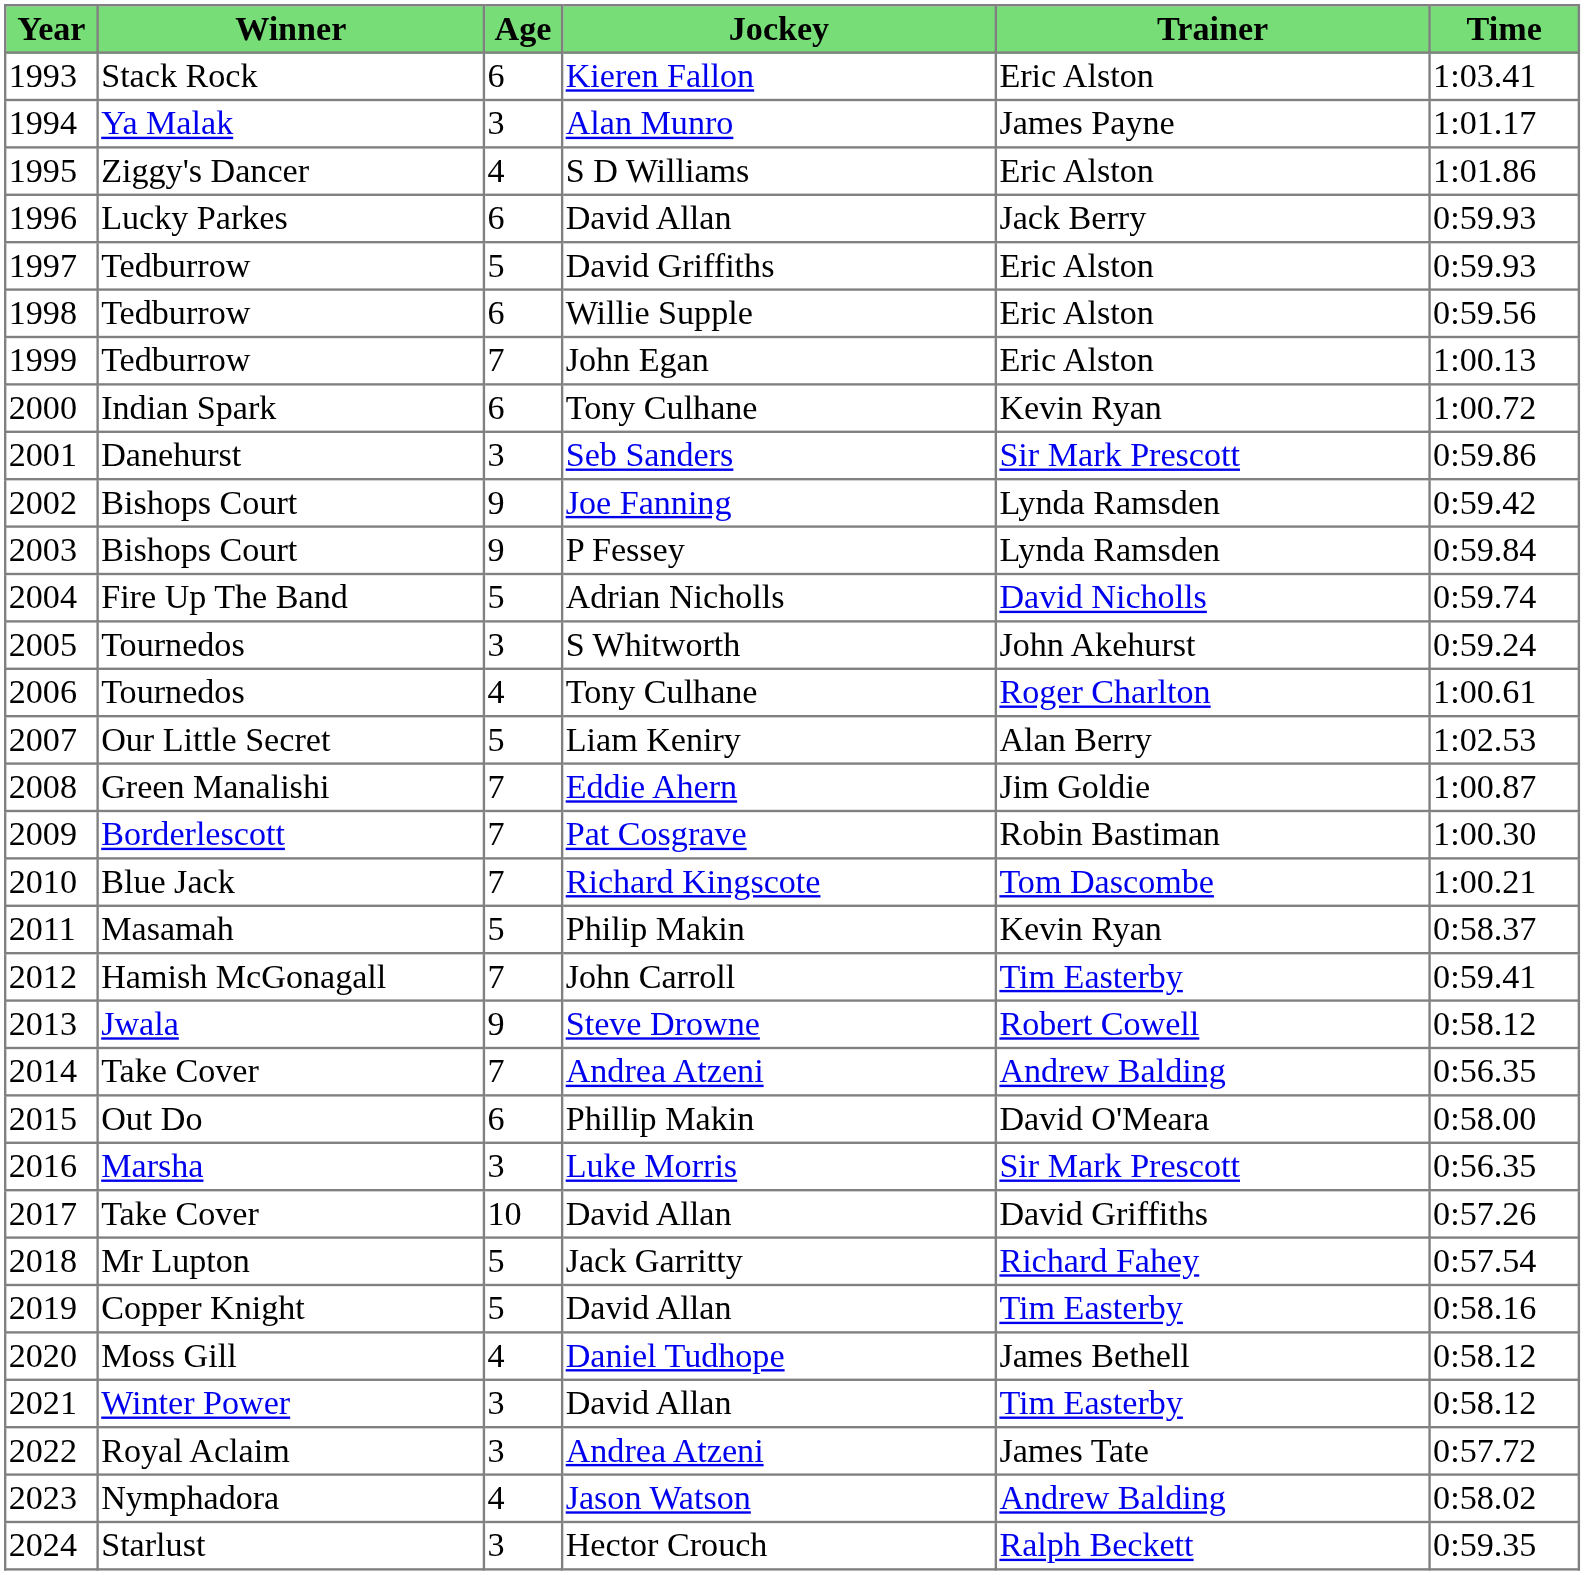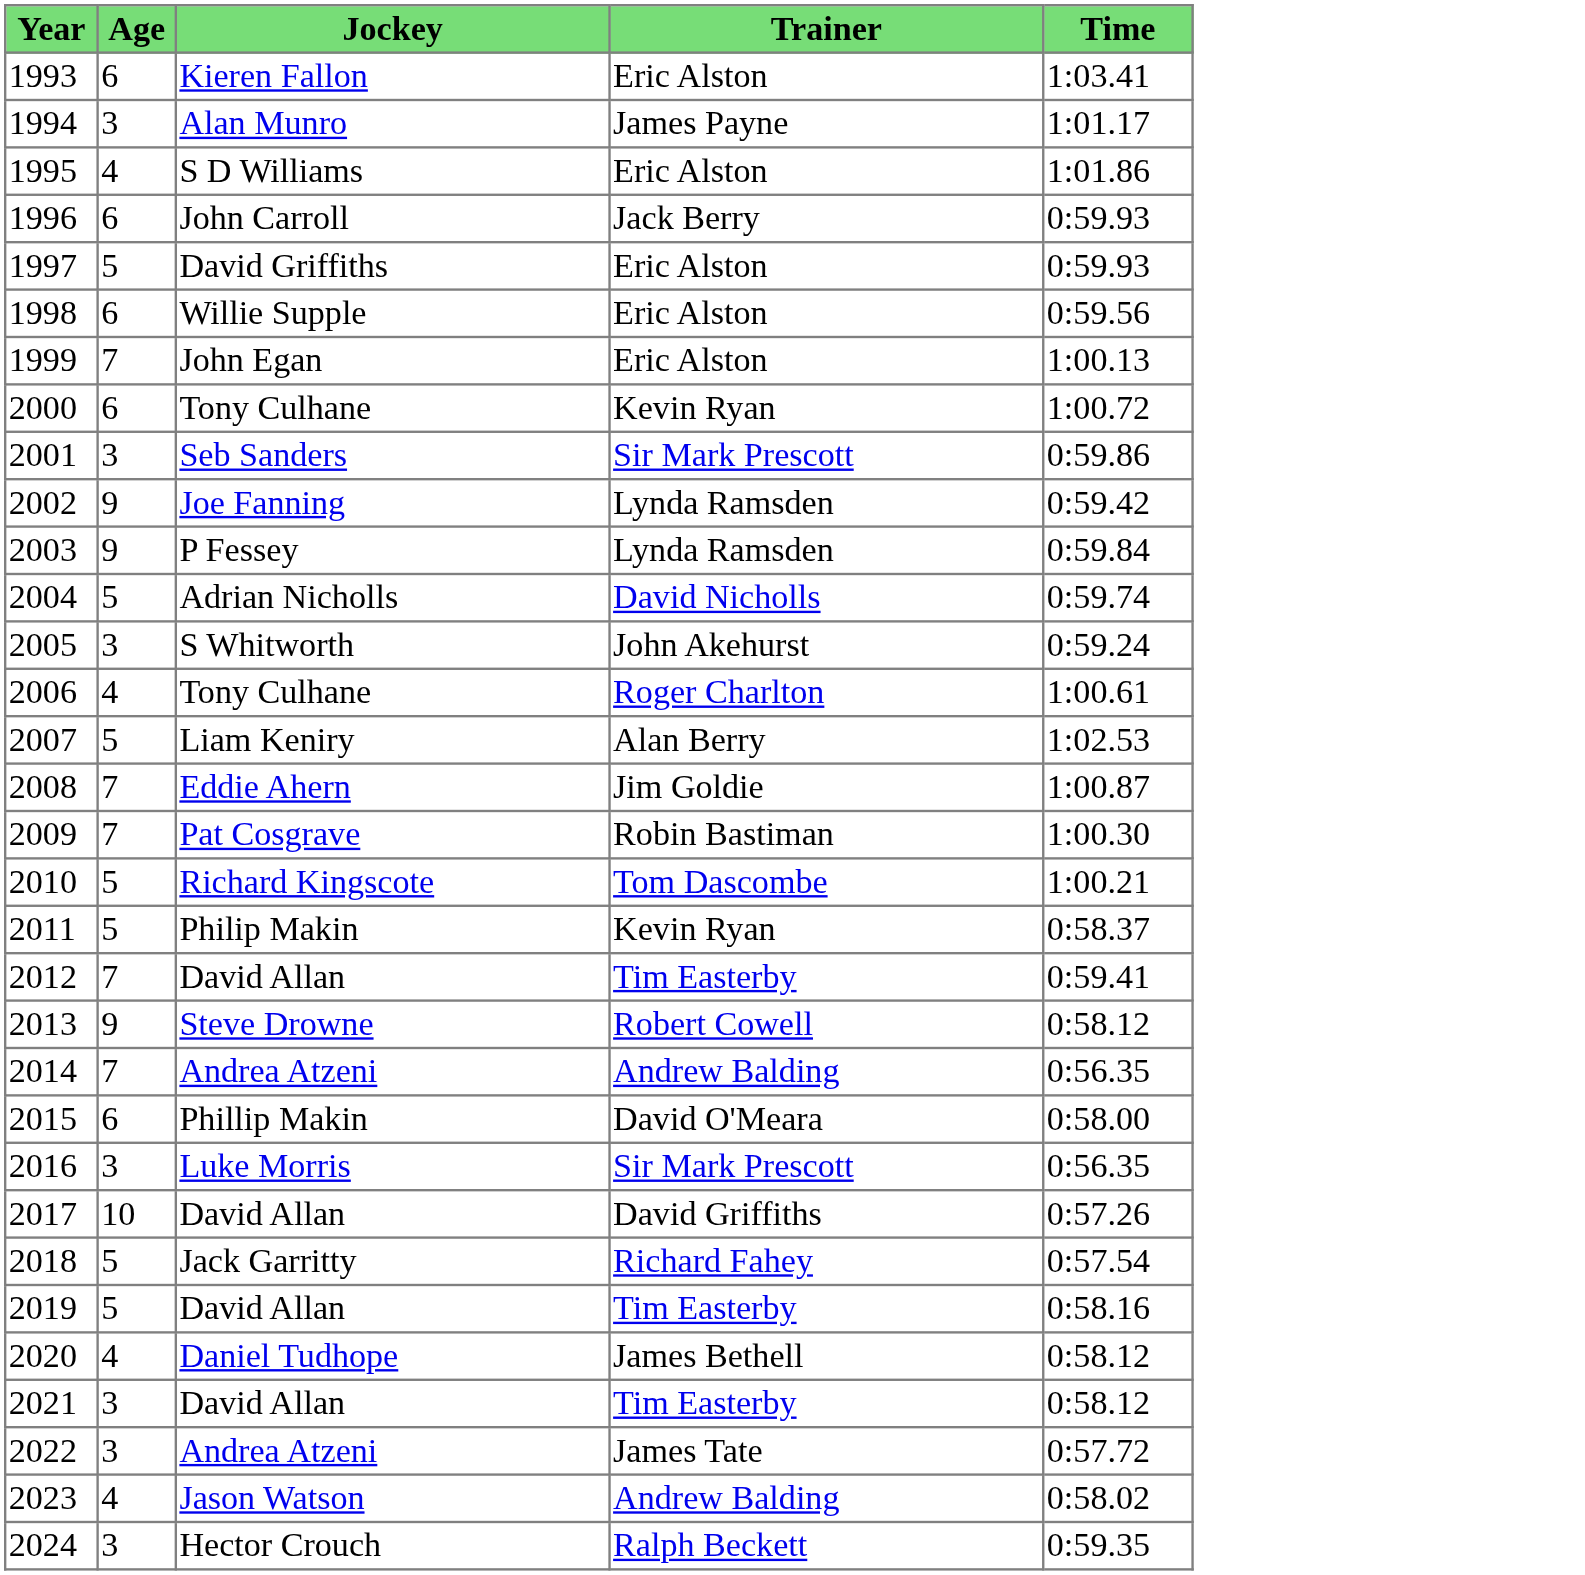- column: (291, 28)
(649, 217) David Allan -> (264, 217) John Carroll
(496, 881) 7 -> (110, 881) 5
(650, 976) John Carroll -> (262, 976) David Allan
